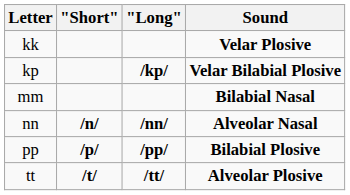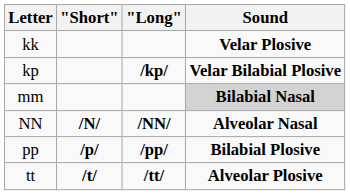(265, 96) no background -> (265, 96) lightgrey background
- row: (31, 123)
+ row: (31, 123)
